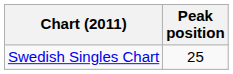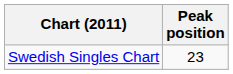(195, 57) 25 -> (195, 57) 23
